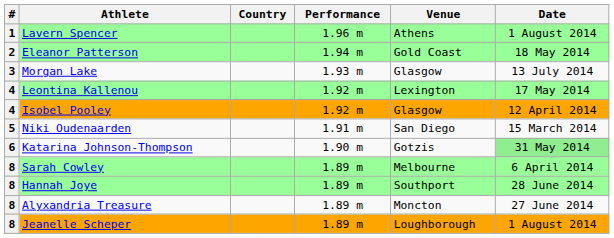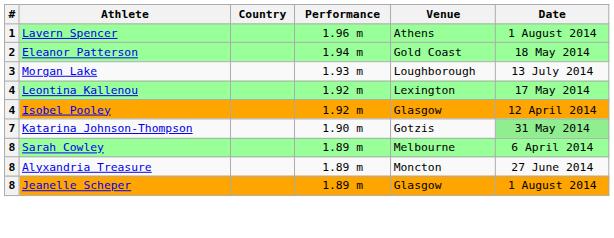(418, 71) Glasgow -> (435, 71) Loughborough
- row: (77, 128)
(12, 147) 6 -> (12, 128) 7
- row: (60, 185)
(435, 223) Loughborough -> (418, 185) Glasgow
